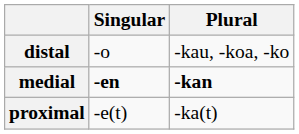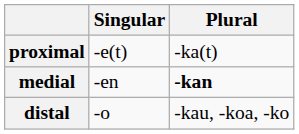rows swapped: (47, 112) <-> (47, 50)
(107, 81) bold -> (106, 81) normal
